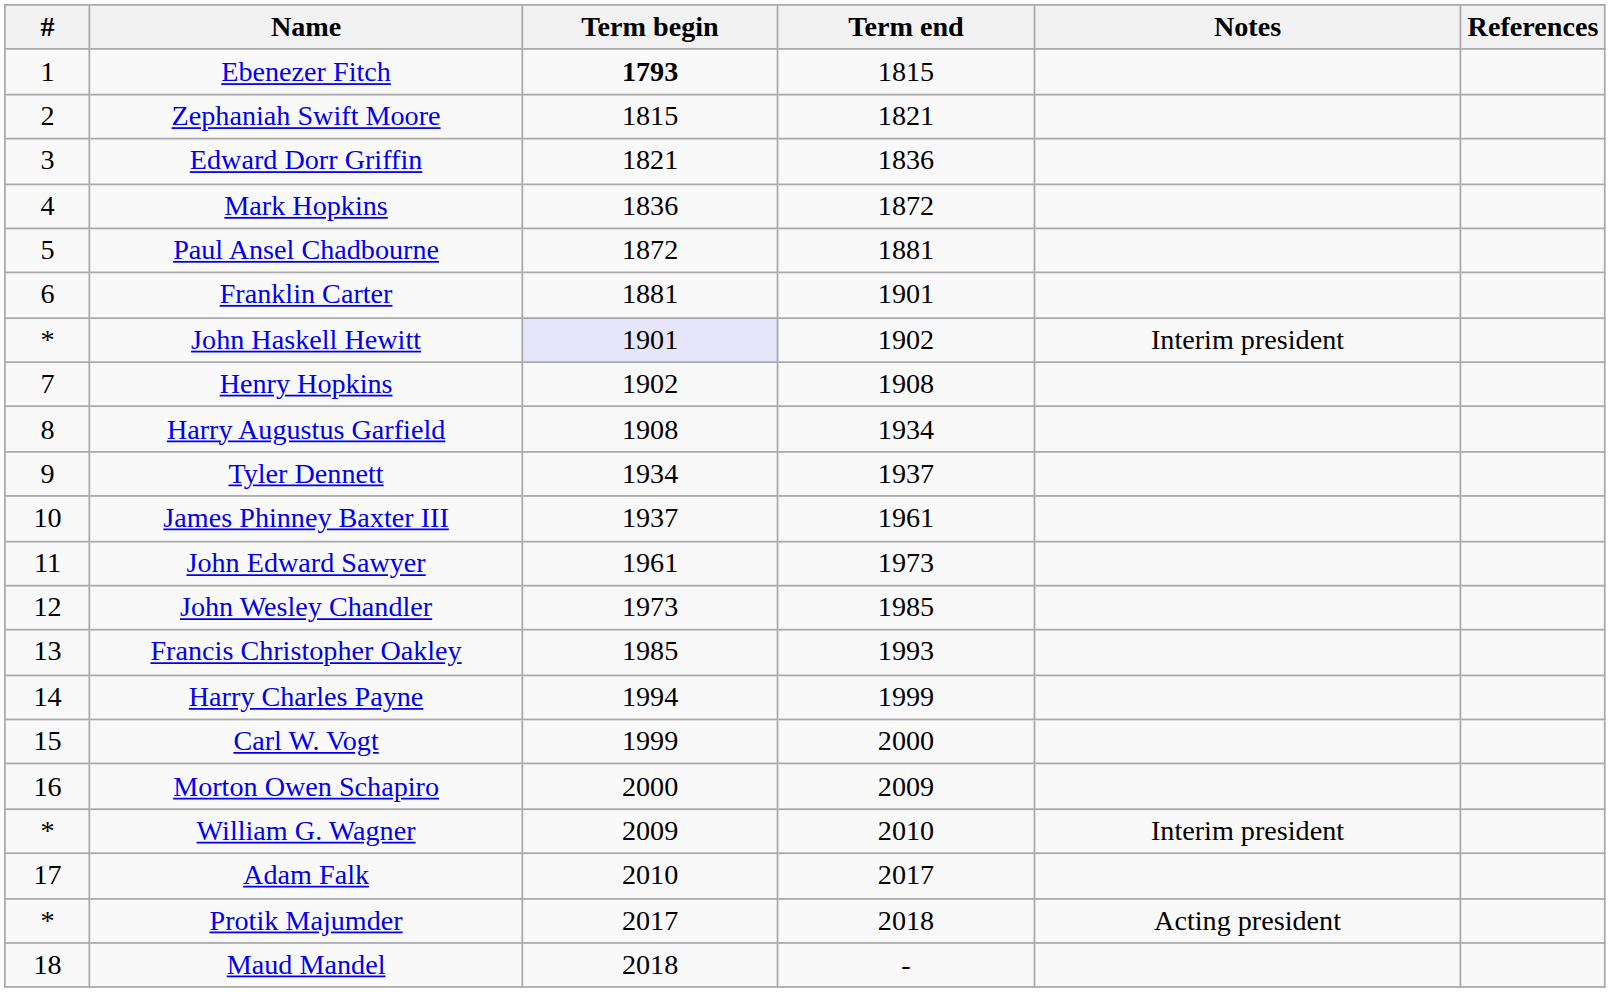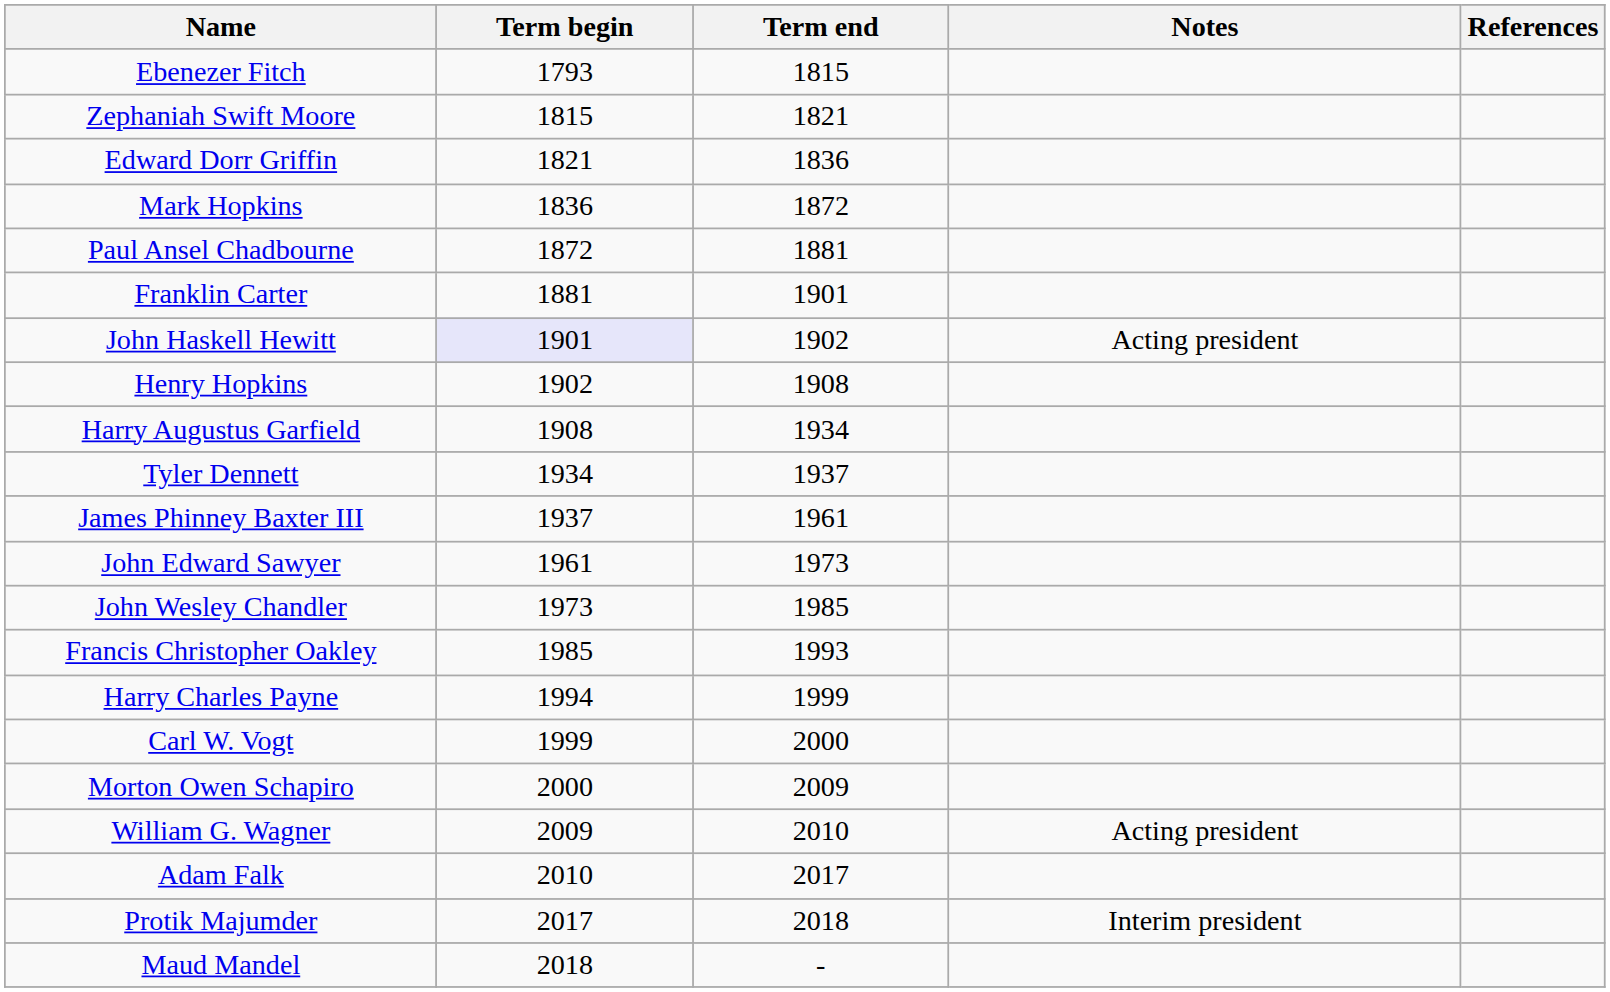- column: (47, 26)
(650, 71) bold -> (565, 71) normal
(1248, 339) Interim president -> (1205, 339) Acting president
(1248, 830) Interim president -> (1205, 830) Acting president
(1248, 920) Acting president -> (1205, 920) Interim president
